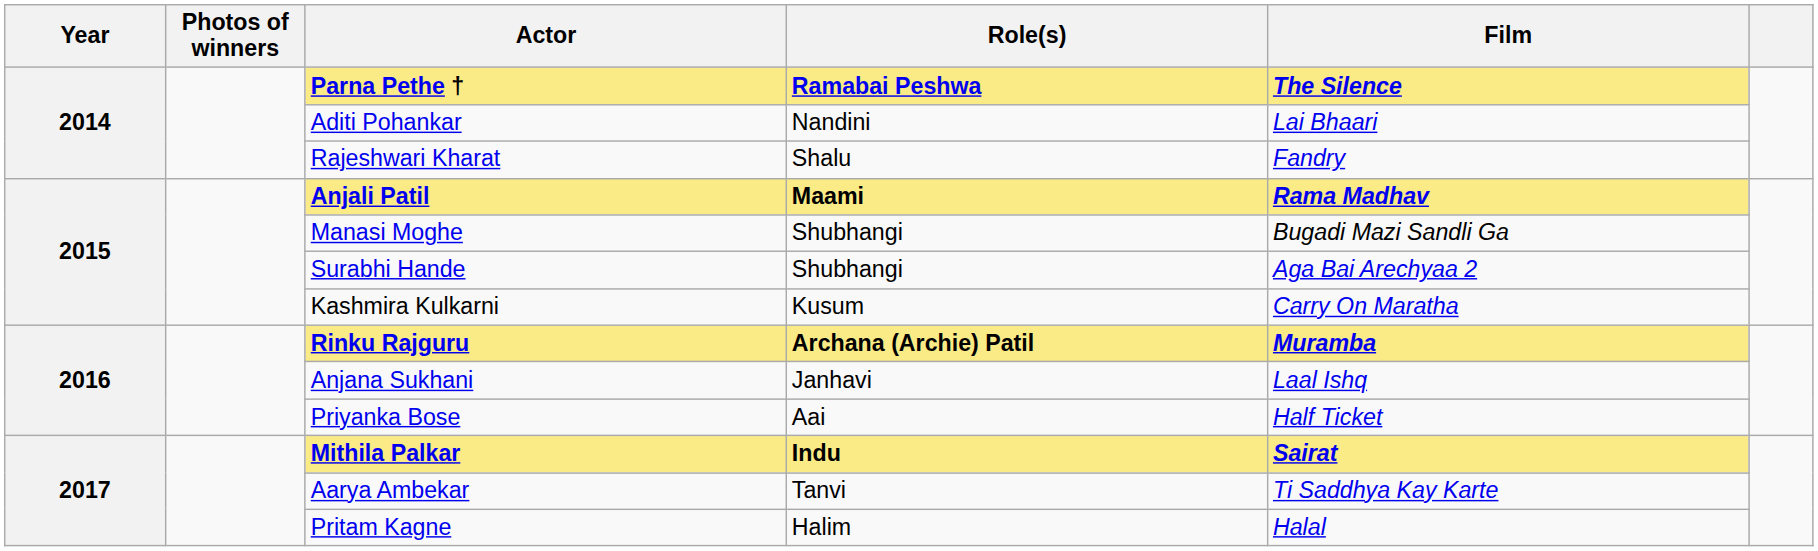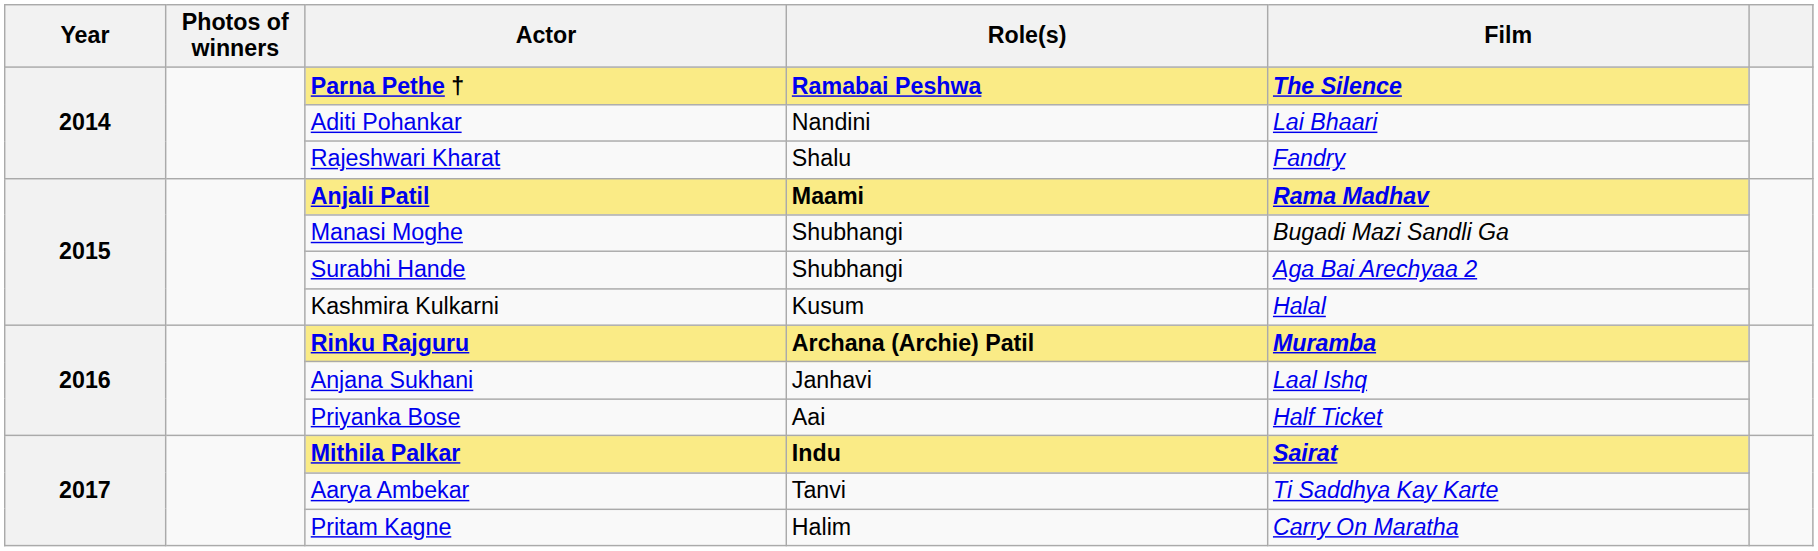(1366, 306) Carry On Maratha -> (1299, 306) Halal
(1299, 527) Halal -> (1366, 527) Carry On Maratha
